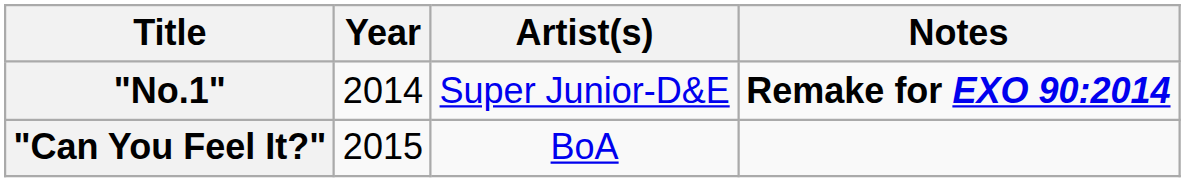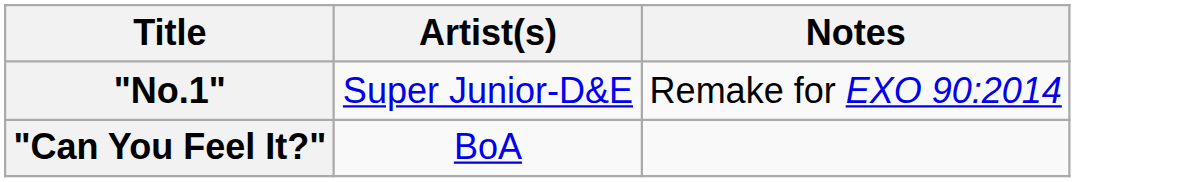- column: (383, 33)
(958, 90) bold -> (856, 90) normal
